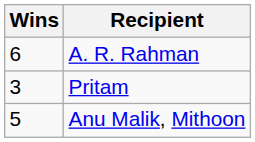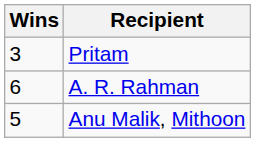rows swapped: (134, 53) <-> (99, 86)
